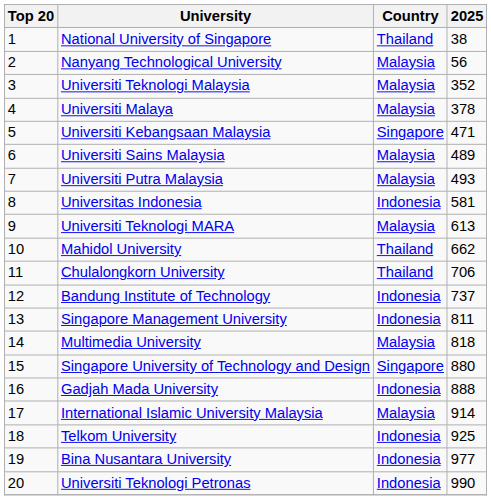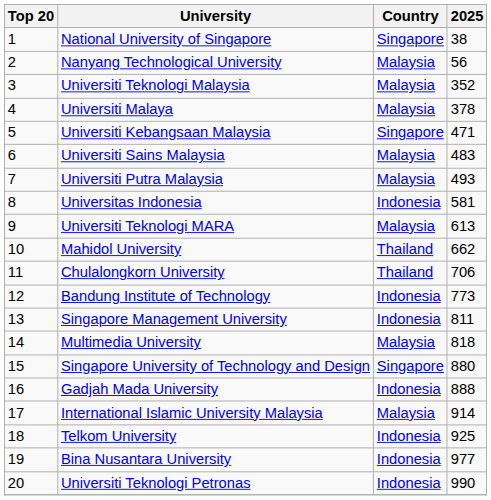(405, 39) Thailand -> (410, 39) Singapore
(463, 156) 489 -> (463, 156) 483
(463, 296) 737 -> (463, 296) 773
